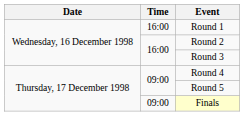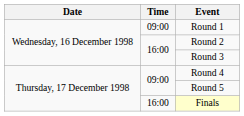(158, 27) 16:00 -> (158, 27) 09:00
(158, 103) 09:00 -> (158, 103) 16:00
